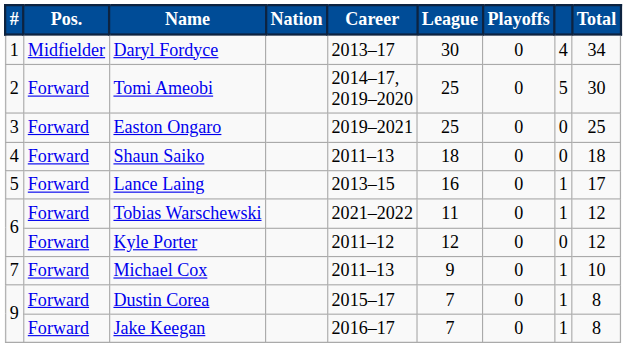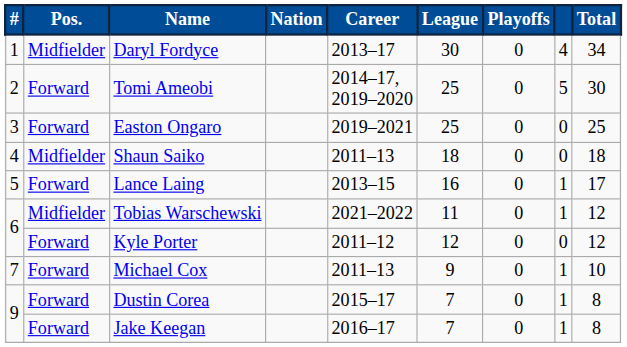(58, 156) Forward -> (66, 156) Midfielder
(58, 213) Forward -> (66, 213) Midfielder
